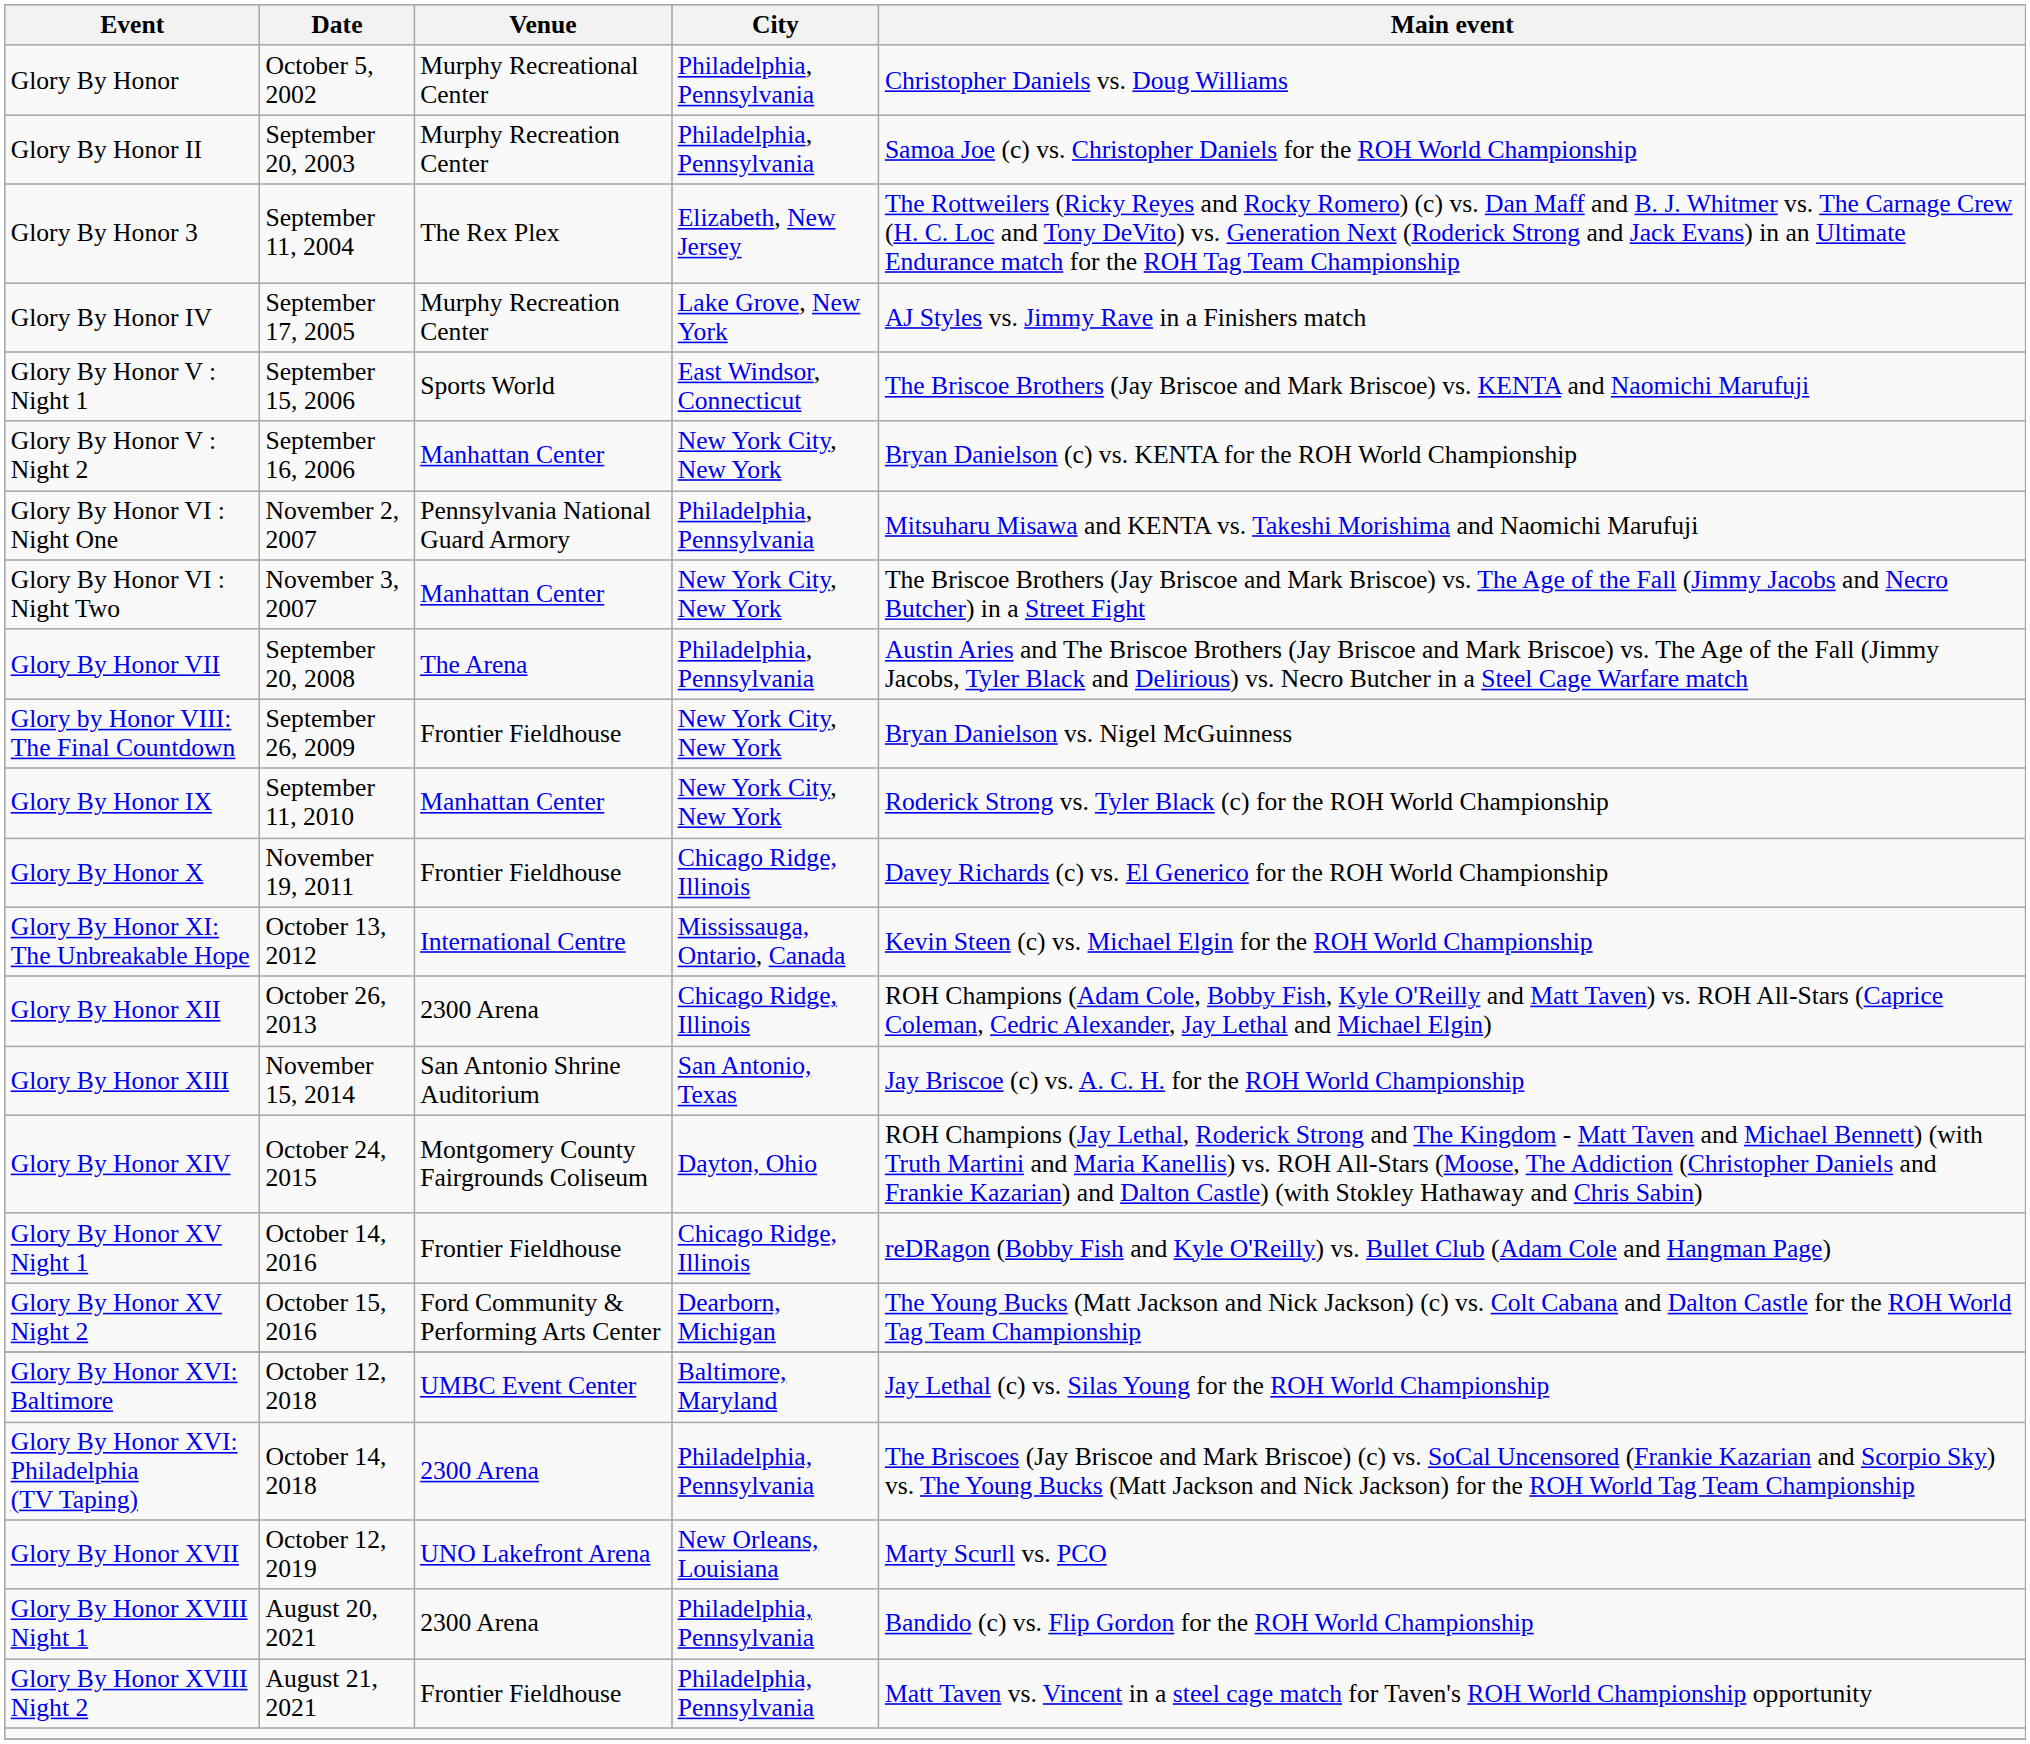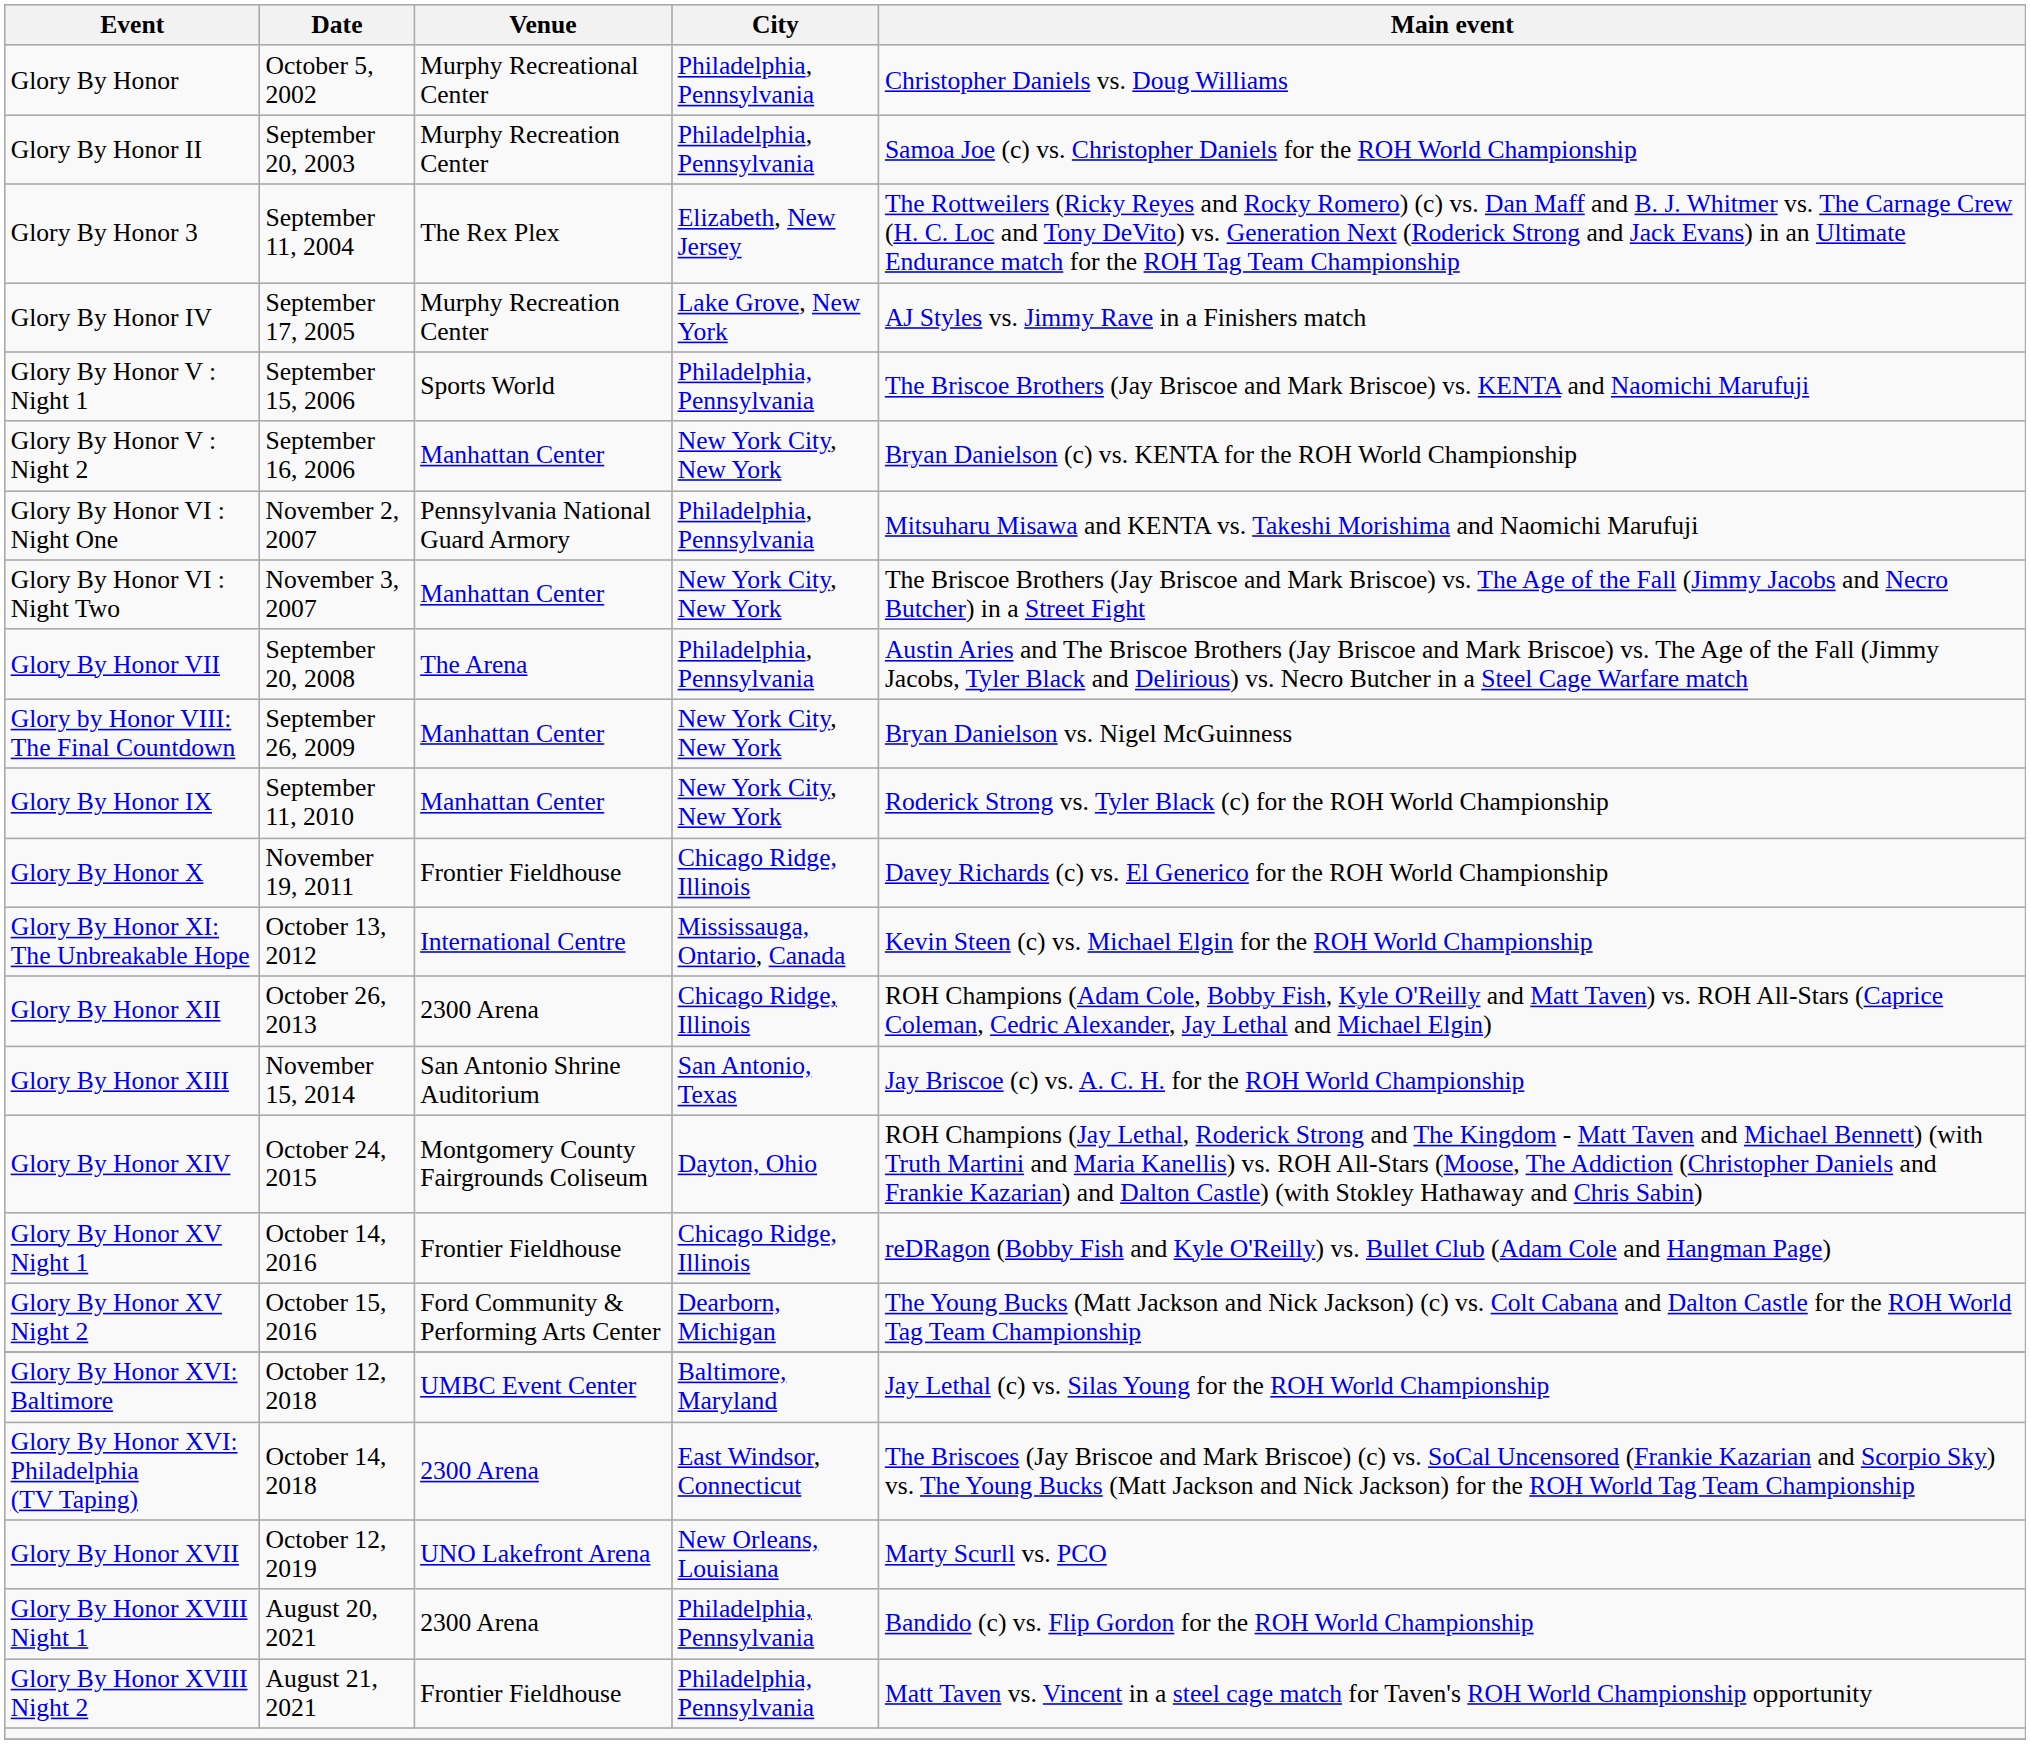(749, 386) East Windsor, Connecticut -> (746, 386) Philadelphia, Pennsylvania
(521, 733) Frontier Fieldhouse -> (512, 733) Manhattan Center
(746, 1470) Philadelphia, Pennsylvania -> (749, 1470) East Windsor, Connecticut
